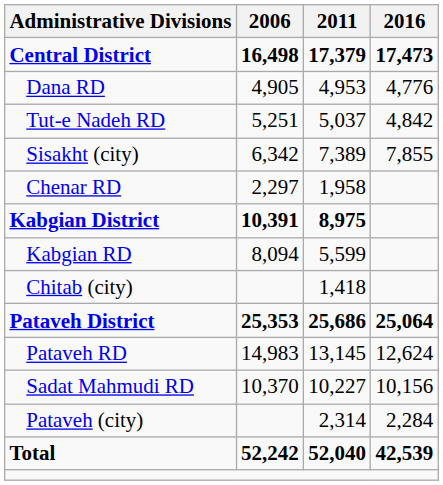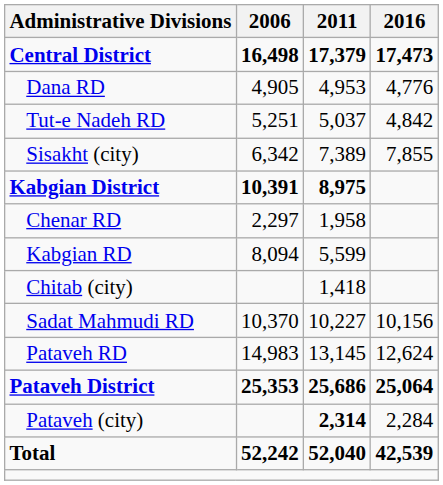rows swapped: (84, 220) <-> (74, 187)
rows swapped: (82, 320) <-> (110, 386)
(342, 420) normal -> (342, 420) bold
